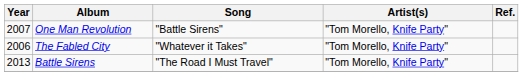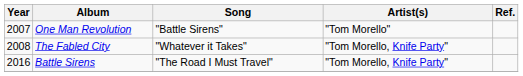(387, 29) "Tom Morello, Knife Party" -> (358, 29) "Tom Morello"
(19, 46) 2006 -> (19, 46) 2008
(19, 63) 2013 -> (19, 63) 2016
